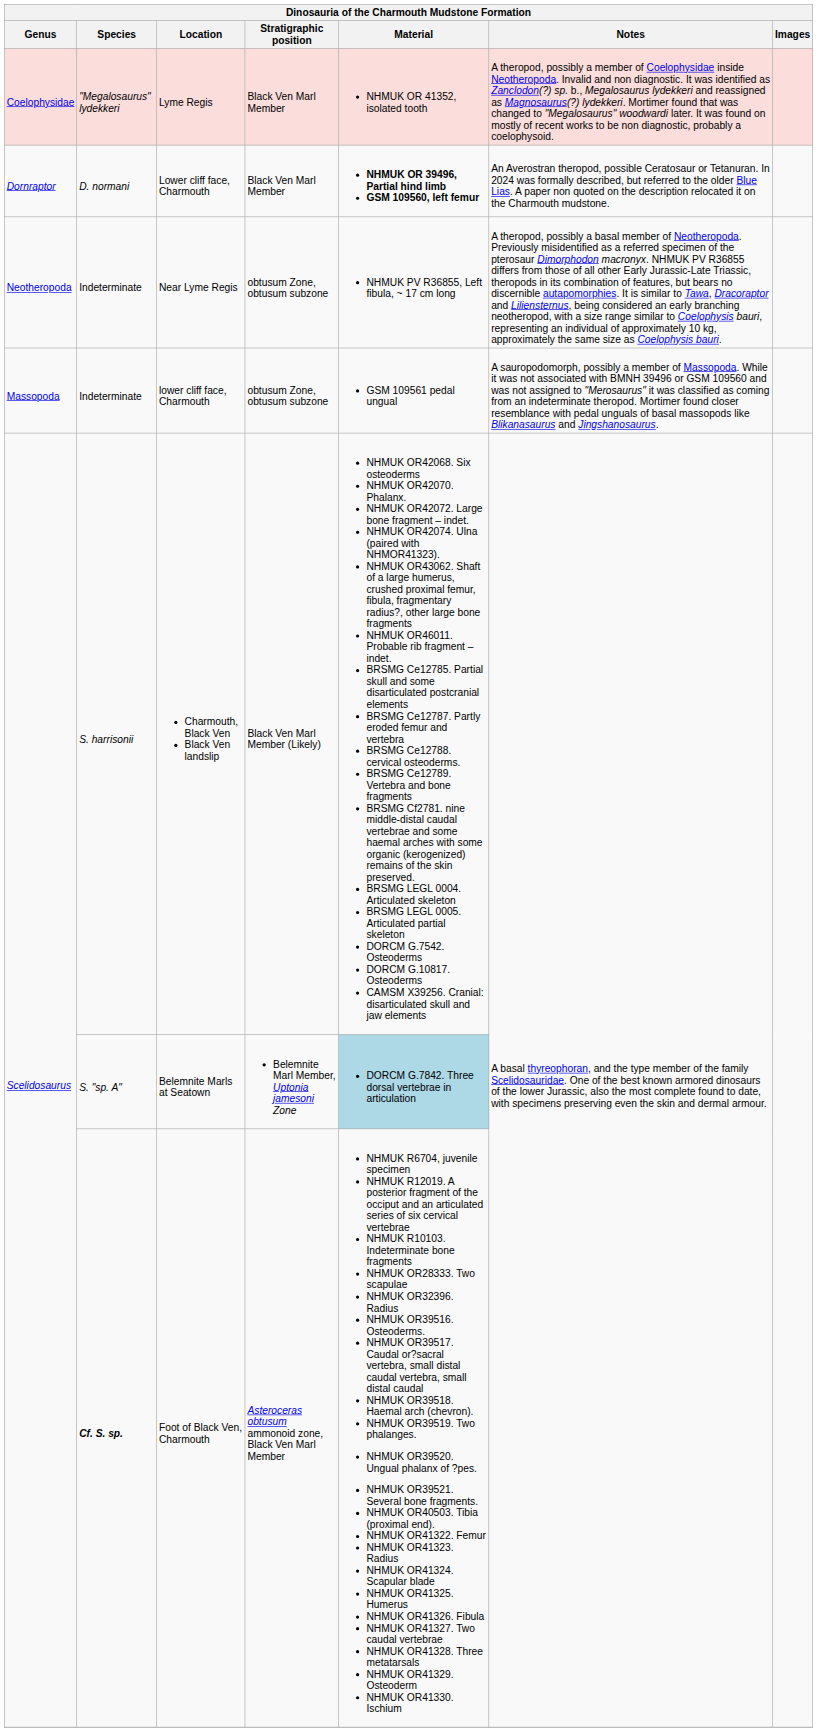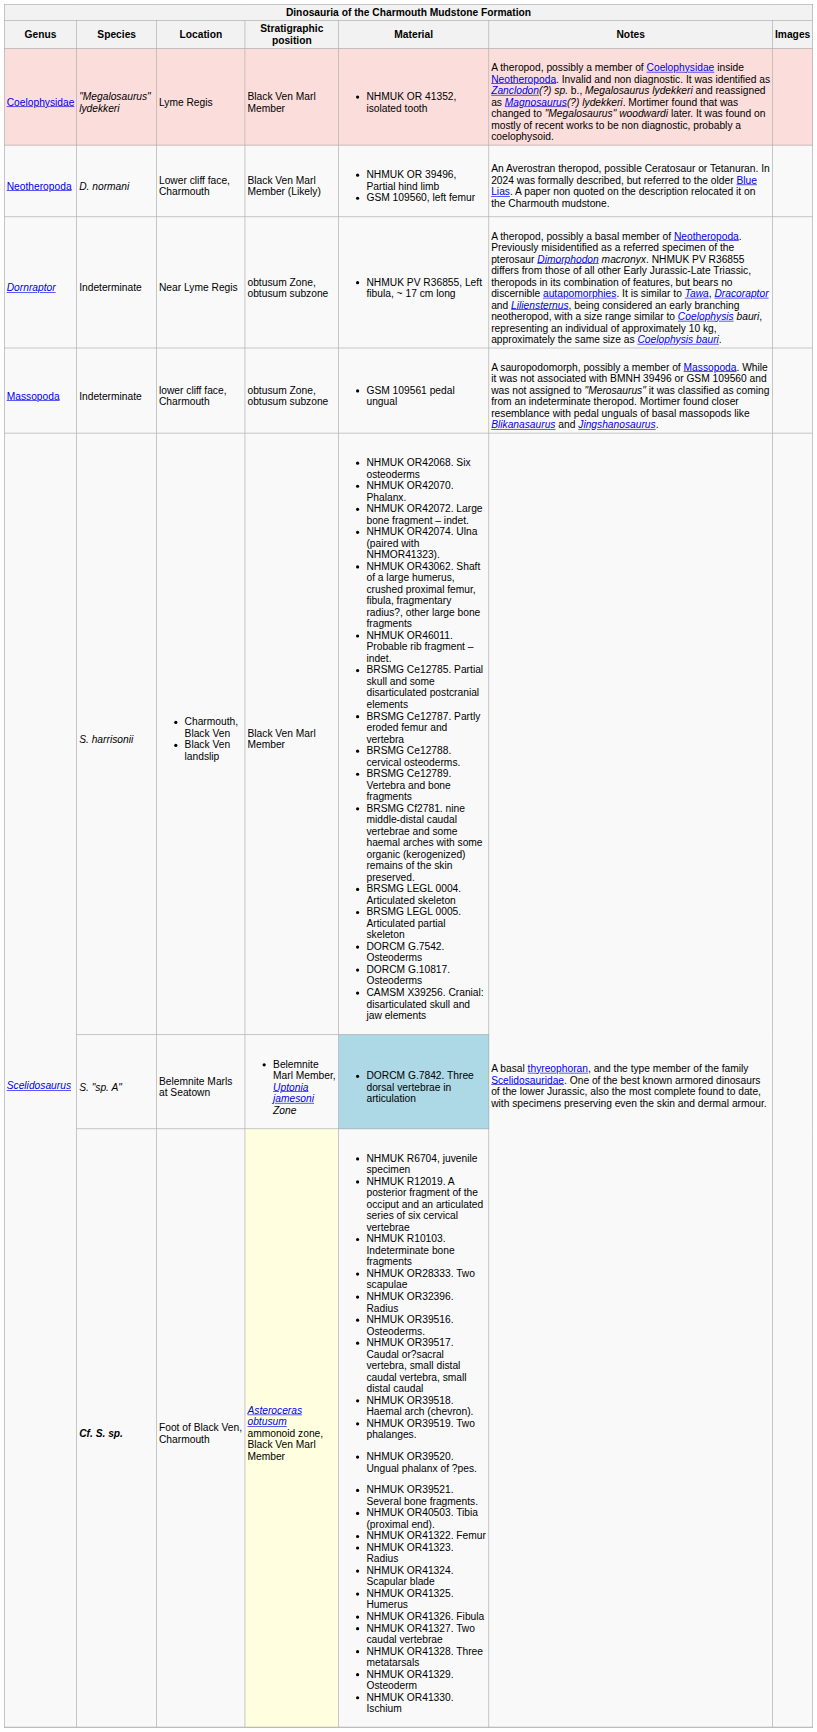(31, 186) Dornraptor -> (39, 186) Neotheropoda
(282, 186) Black Ven Marl Member -> (284, 186) Black Ven Marl Member (Likely)
(414, 187) bold -> (414, 187) normal
(39, 288) Neotheropoda -> (31, 288) Dornraptor
(284, 739) Black Ven Marl Member (Likely) -> (282, 739) Black Ven Marl Member
(285, 1434) no background -> (285, 1434) lightyellow background
